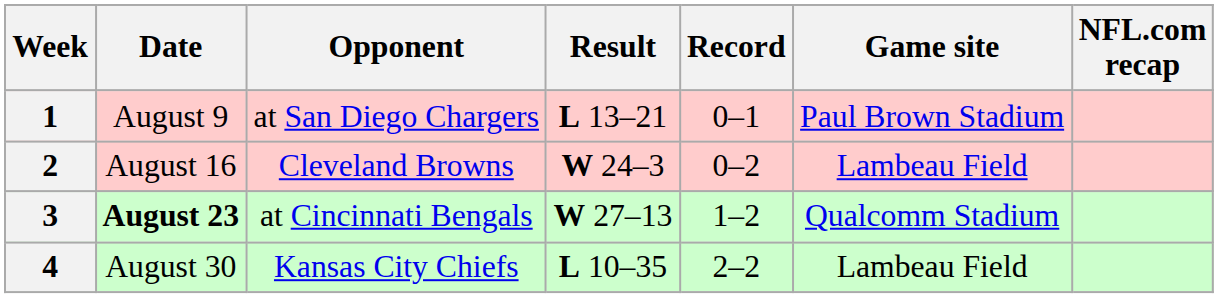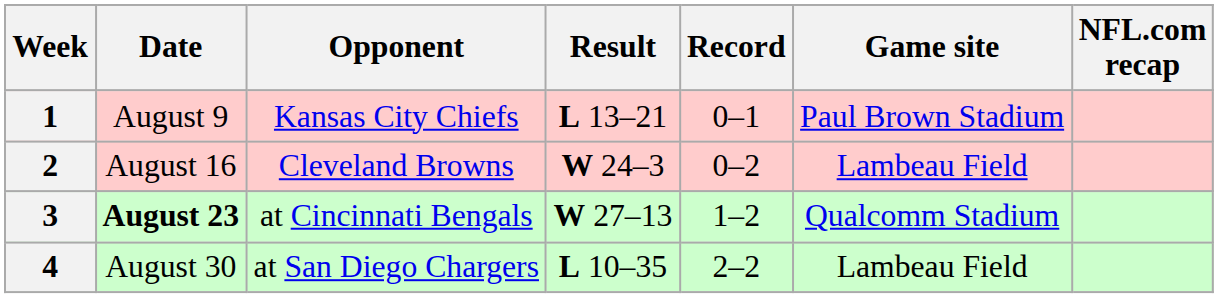(396, 115) at San Diego Chargers -> (396, 115) Kansas City Chiefs
(396, 266) Kansas City Chiefs -> (396, 266) at San Diego Chargers
